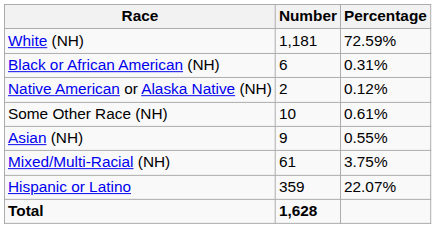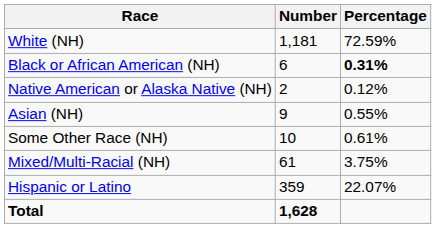(366, 65) normal -> (366, 65) bold
rows swapped: (46, 138) <-> (88, 114)
